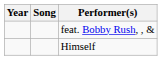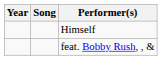rows swapped: (78, 47) <-> (108, 30)
